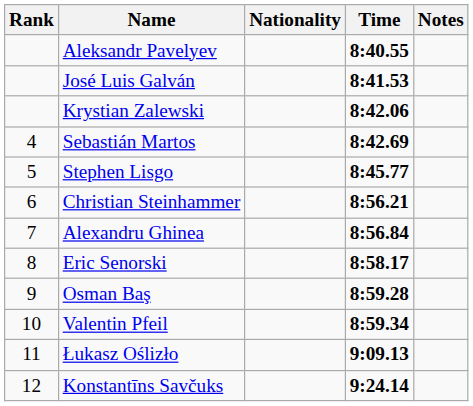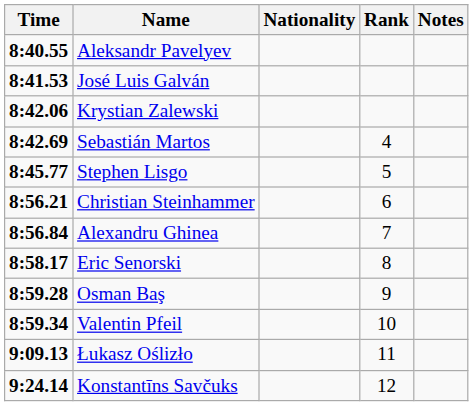columns swapped: (31, 19) <-> (379, 19)
